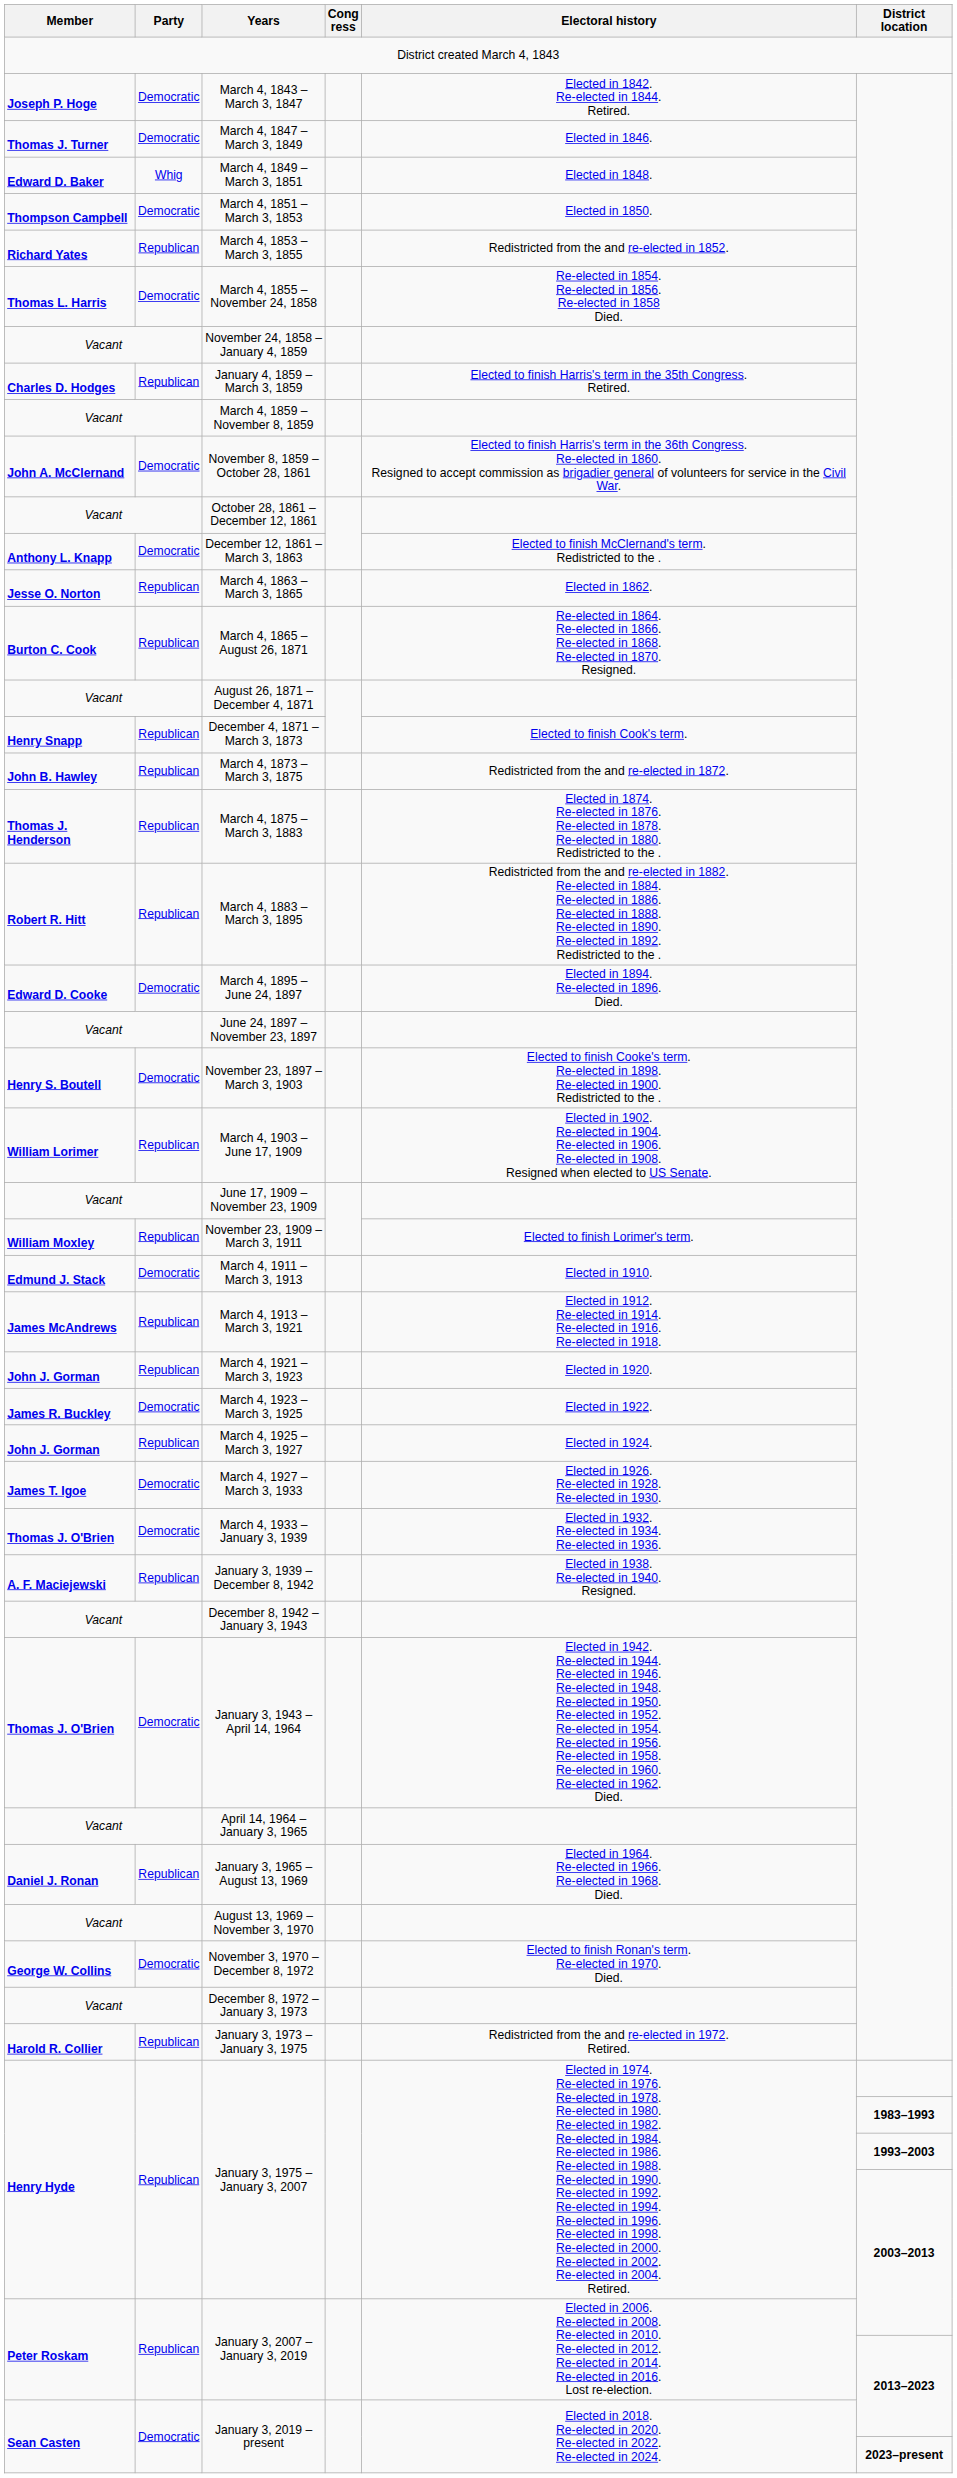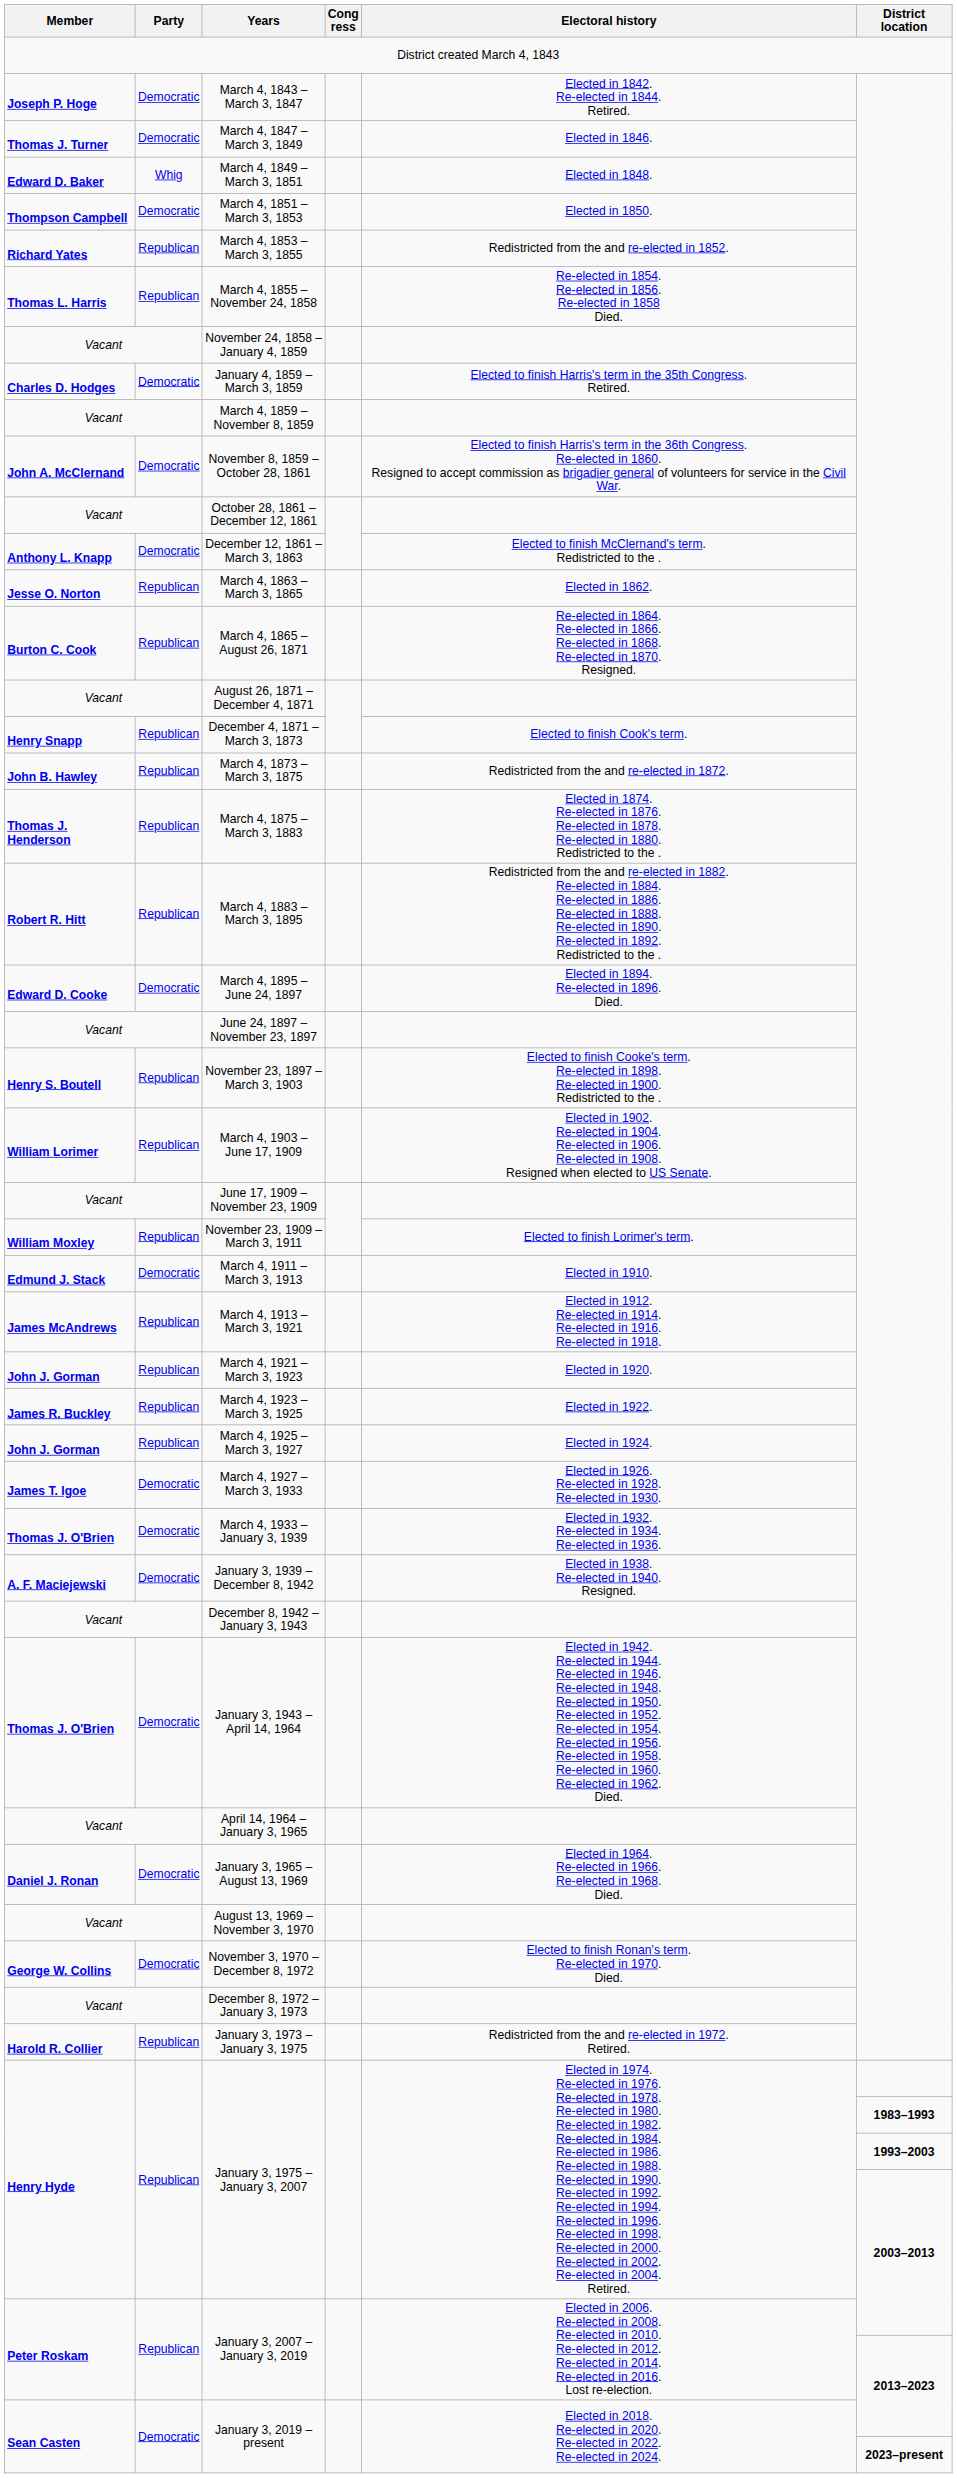(169, 296) Democratic -> (169, 296) Republican
(169, 381) Republican -> (169, 381) Democratic
(169, 1078) Democratic -> (169, 1078) Republican
(169, 1406) Democratic -> (169, 1406) Republican
(169, 1578) Republican -> (169, 1578) Democratic
(169, 1874) Republican -> (169, 1874) Democratic
